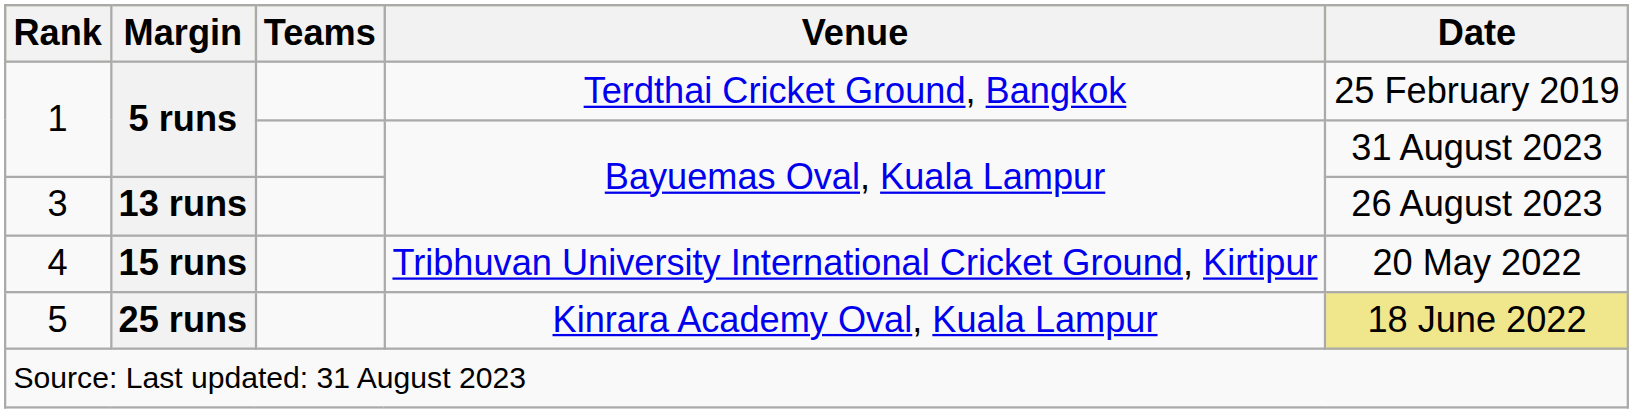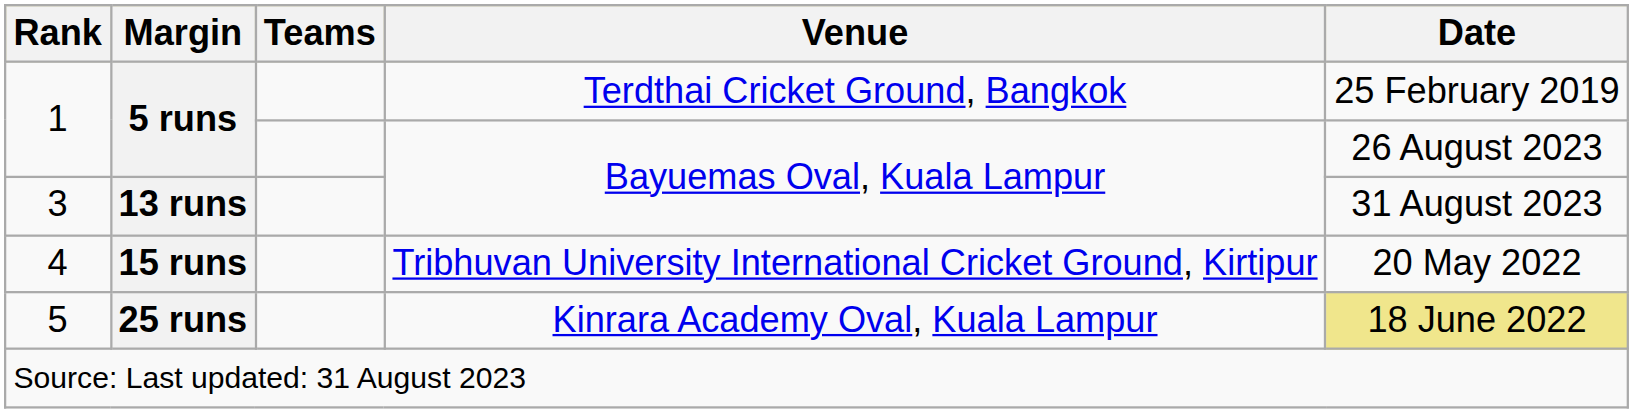(1477, 147) 31 August 2023 -> (1477, 147) 26 August 2023
(1477, 205) 26 August 2023 -> (1477, 205) 31 August 2023
